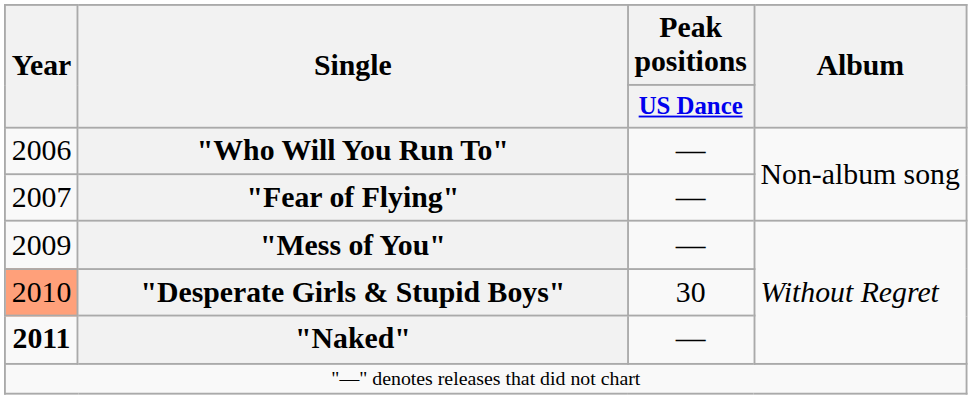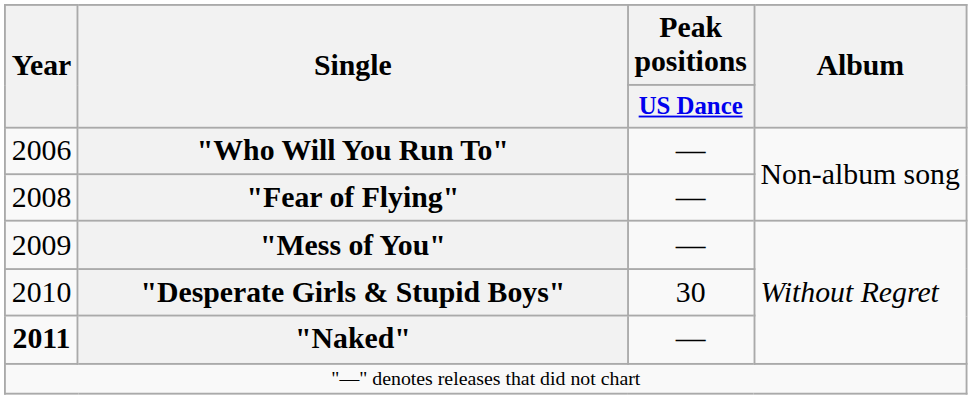(42, 197) 2007 -> (42, 197) 2008
(42, 291) lightsalmon background -> (42, 291) no background
